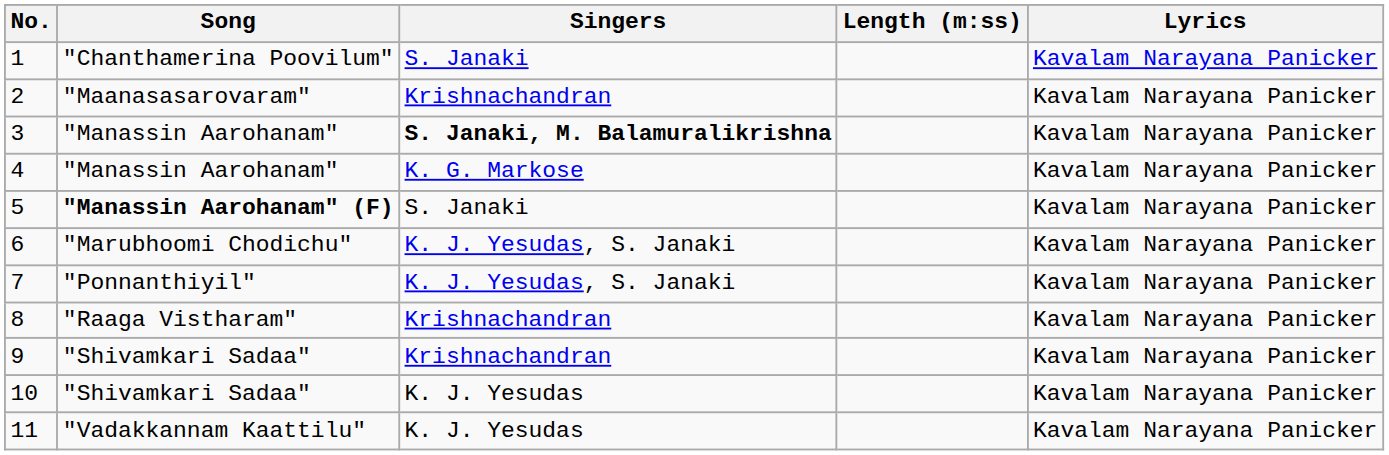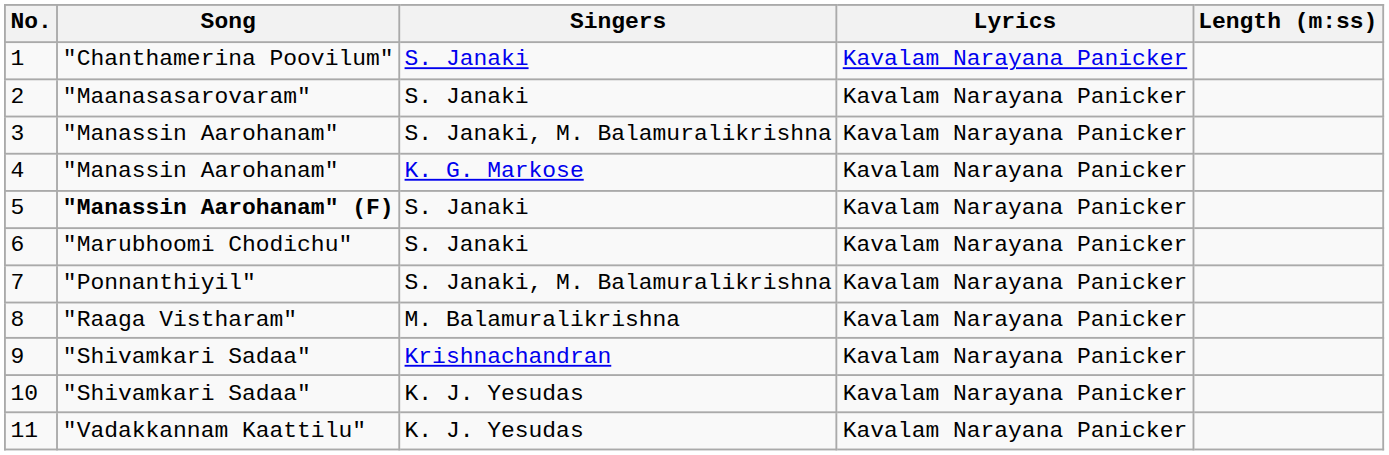columns swapped: (1205, 24) <-> (932, 24)
(508, 98) Krishnachandran -> (467, 98) S. Janaki
(618, 135) bold -> (618, 135) normal
(570, 246) K. J. Yesudas, S. Janaki -> (467, 246) S. Janaki
(570, 283) K. J. Yesudas, S. Janaki -> (618, 283) S. Janaki, M. Balamuralikrishna
(508, 320) Krishnachandran -> (542, 320) M. Balamuralikrishna
